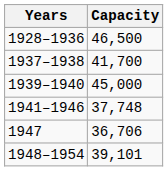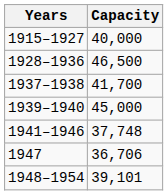+ row: (46, 39)
